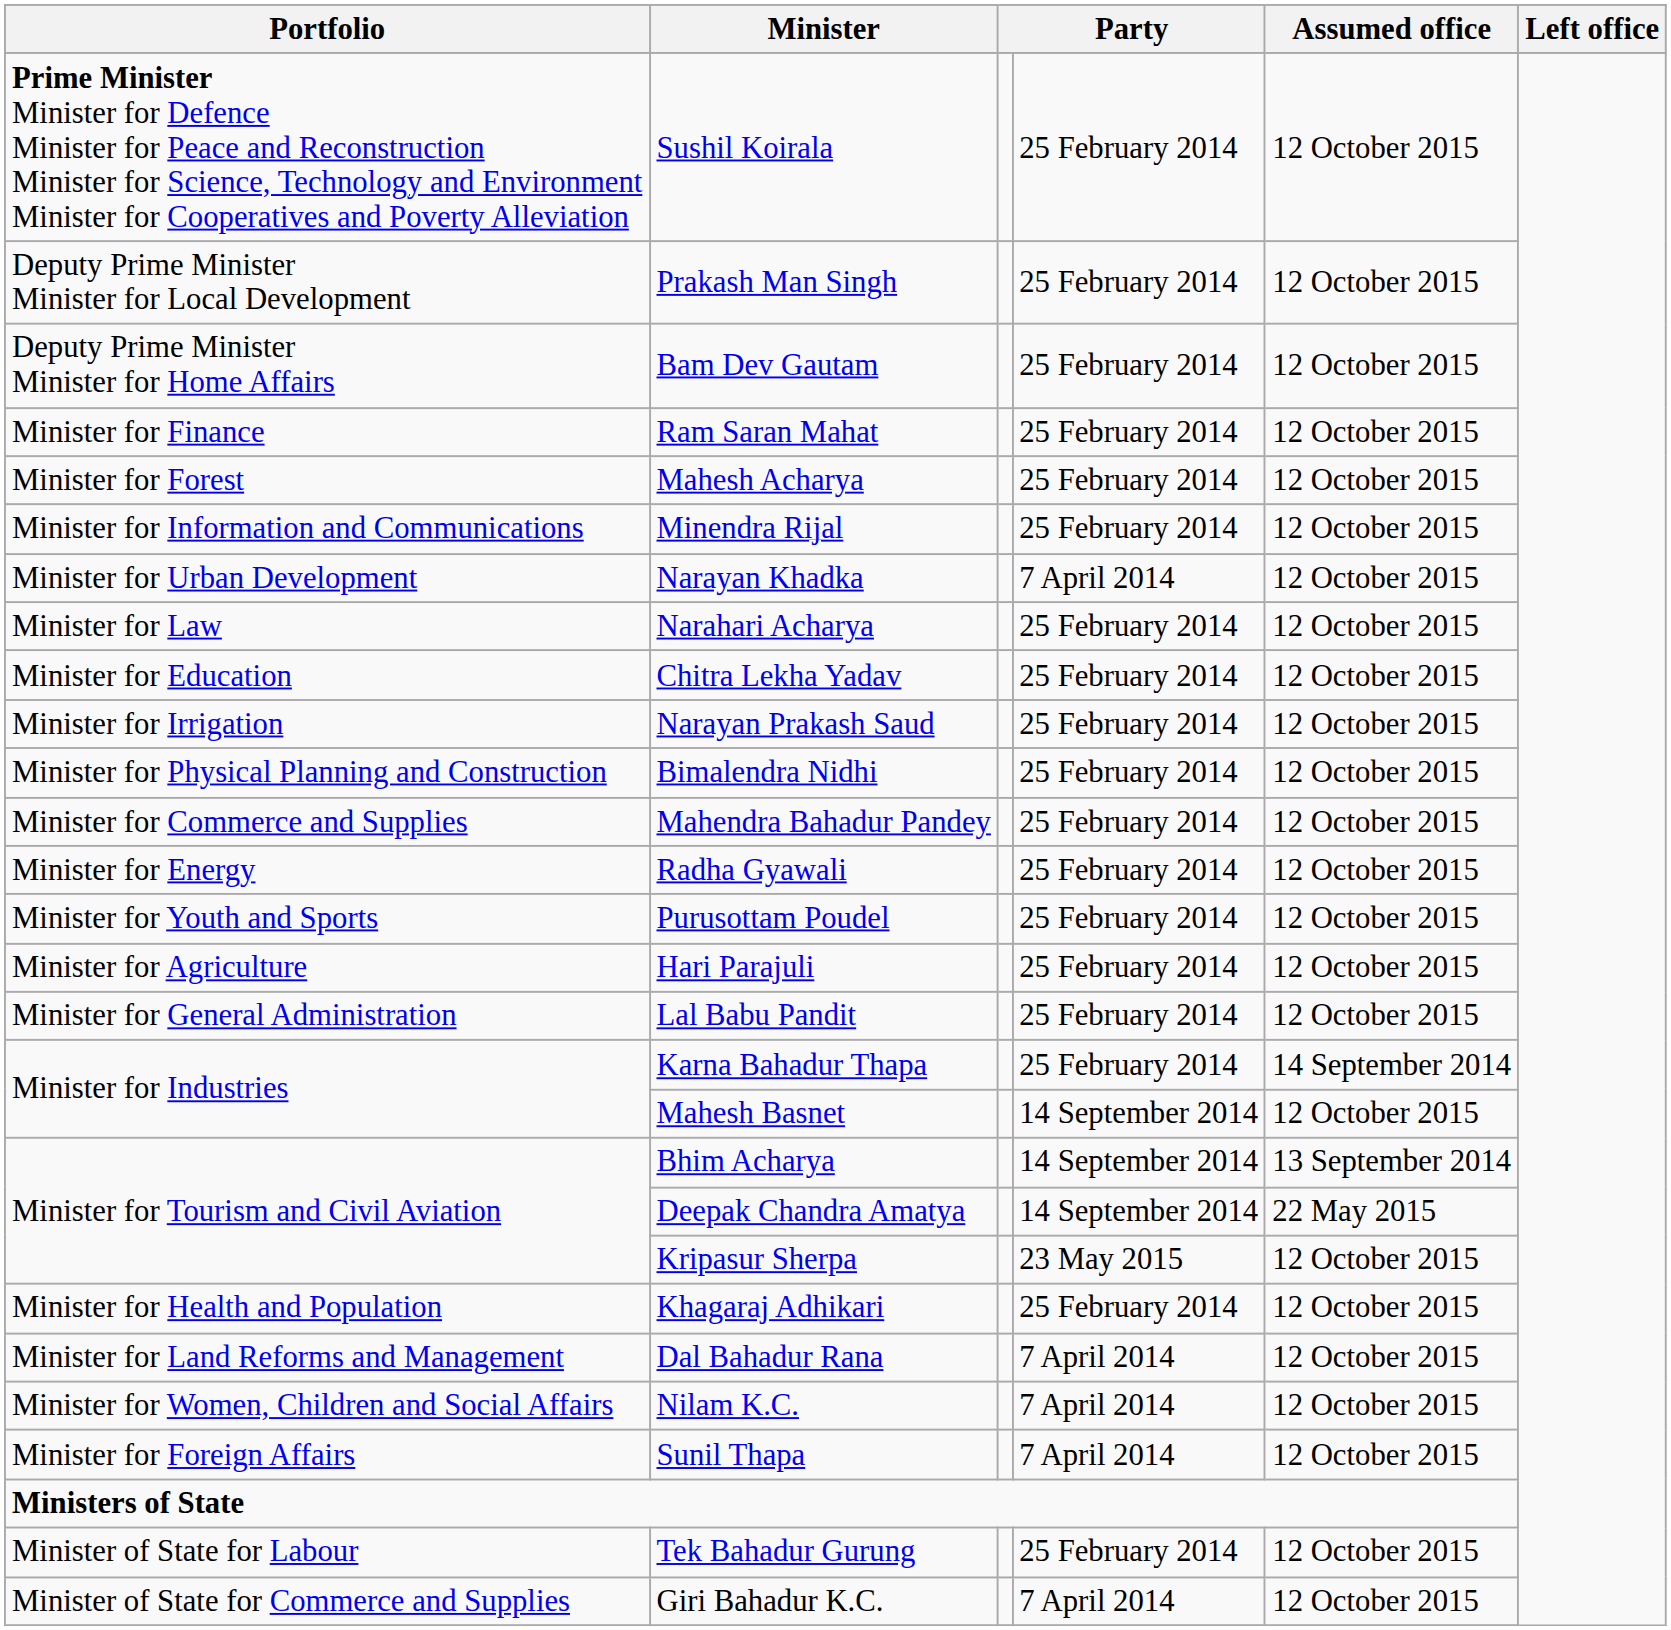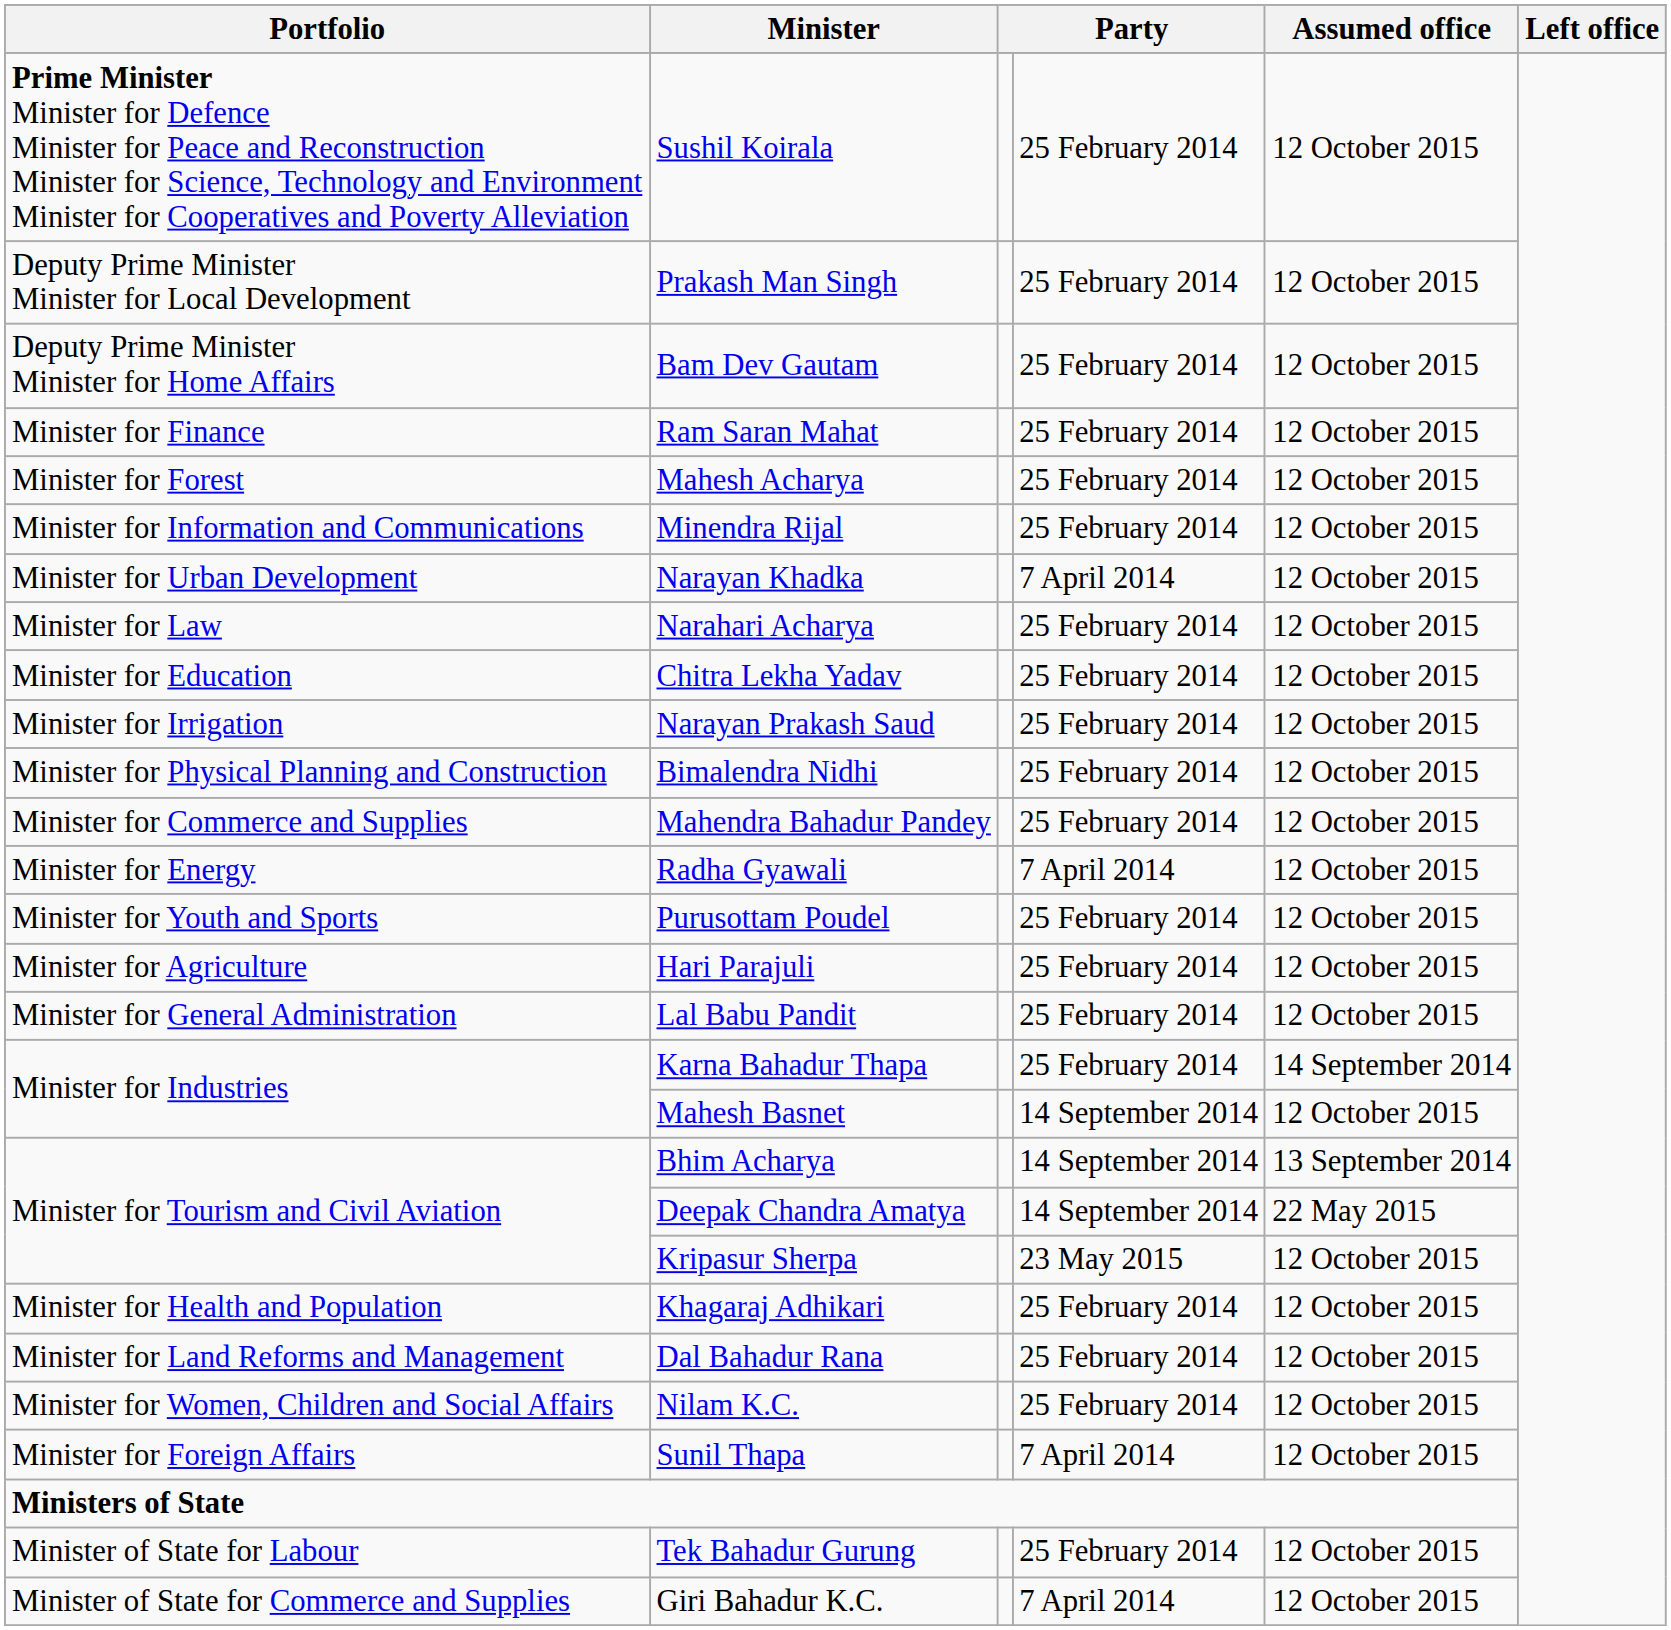(1128, 869) 25 February 2014 -> (1097, 869) 7 April 2014
(1097, 1356) 7 April 2014 -> (1128, 1356) 25 February 2014
(1097, 1405) 7 April 2014 -> (1128, 1405) 25 February 2014
